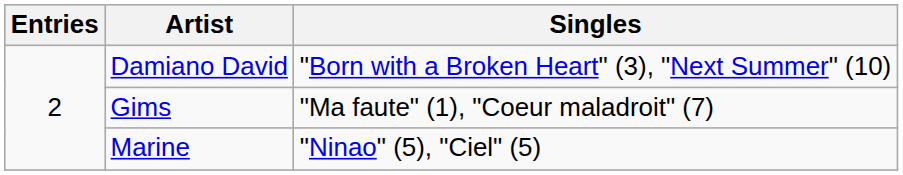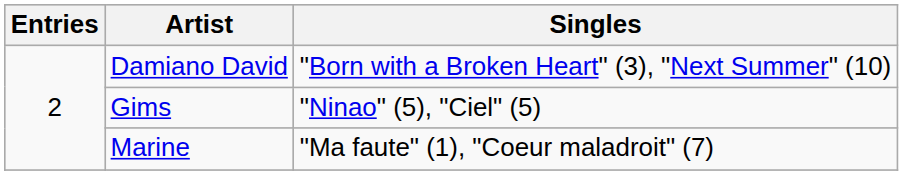(507, 107) "Ma faute" (1), "Coeur maladroit" (7) -> (420, 107) "Ninao" (5), "Ciel" (5)
(420, 148) "Ninao" (5), "Ciel" (5) -> (507, 148) "Ma faute" (1), "Coeur maladroit" (7)
